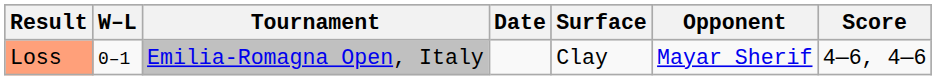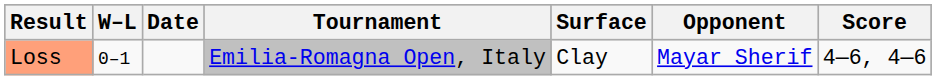columns swapped: (520, 22) <-> (315, 22)
